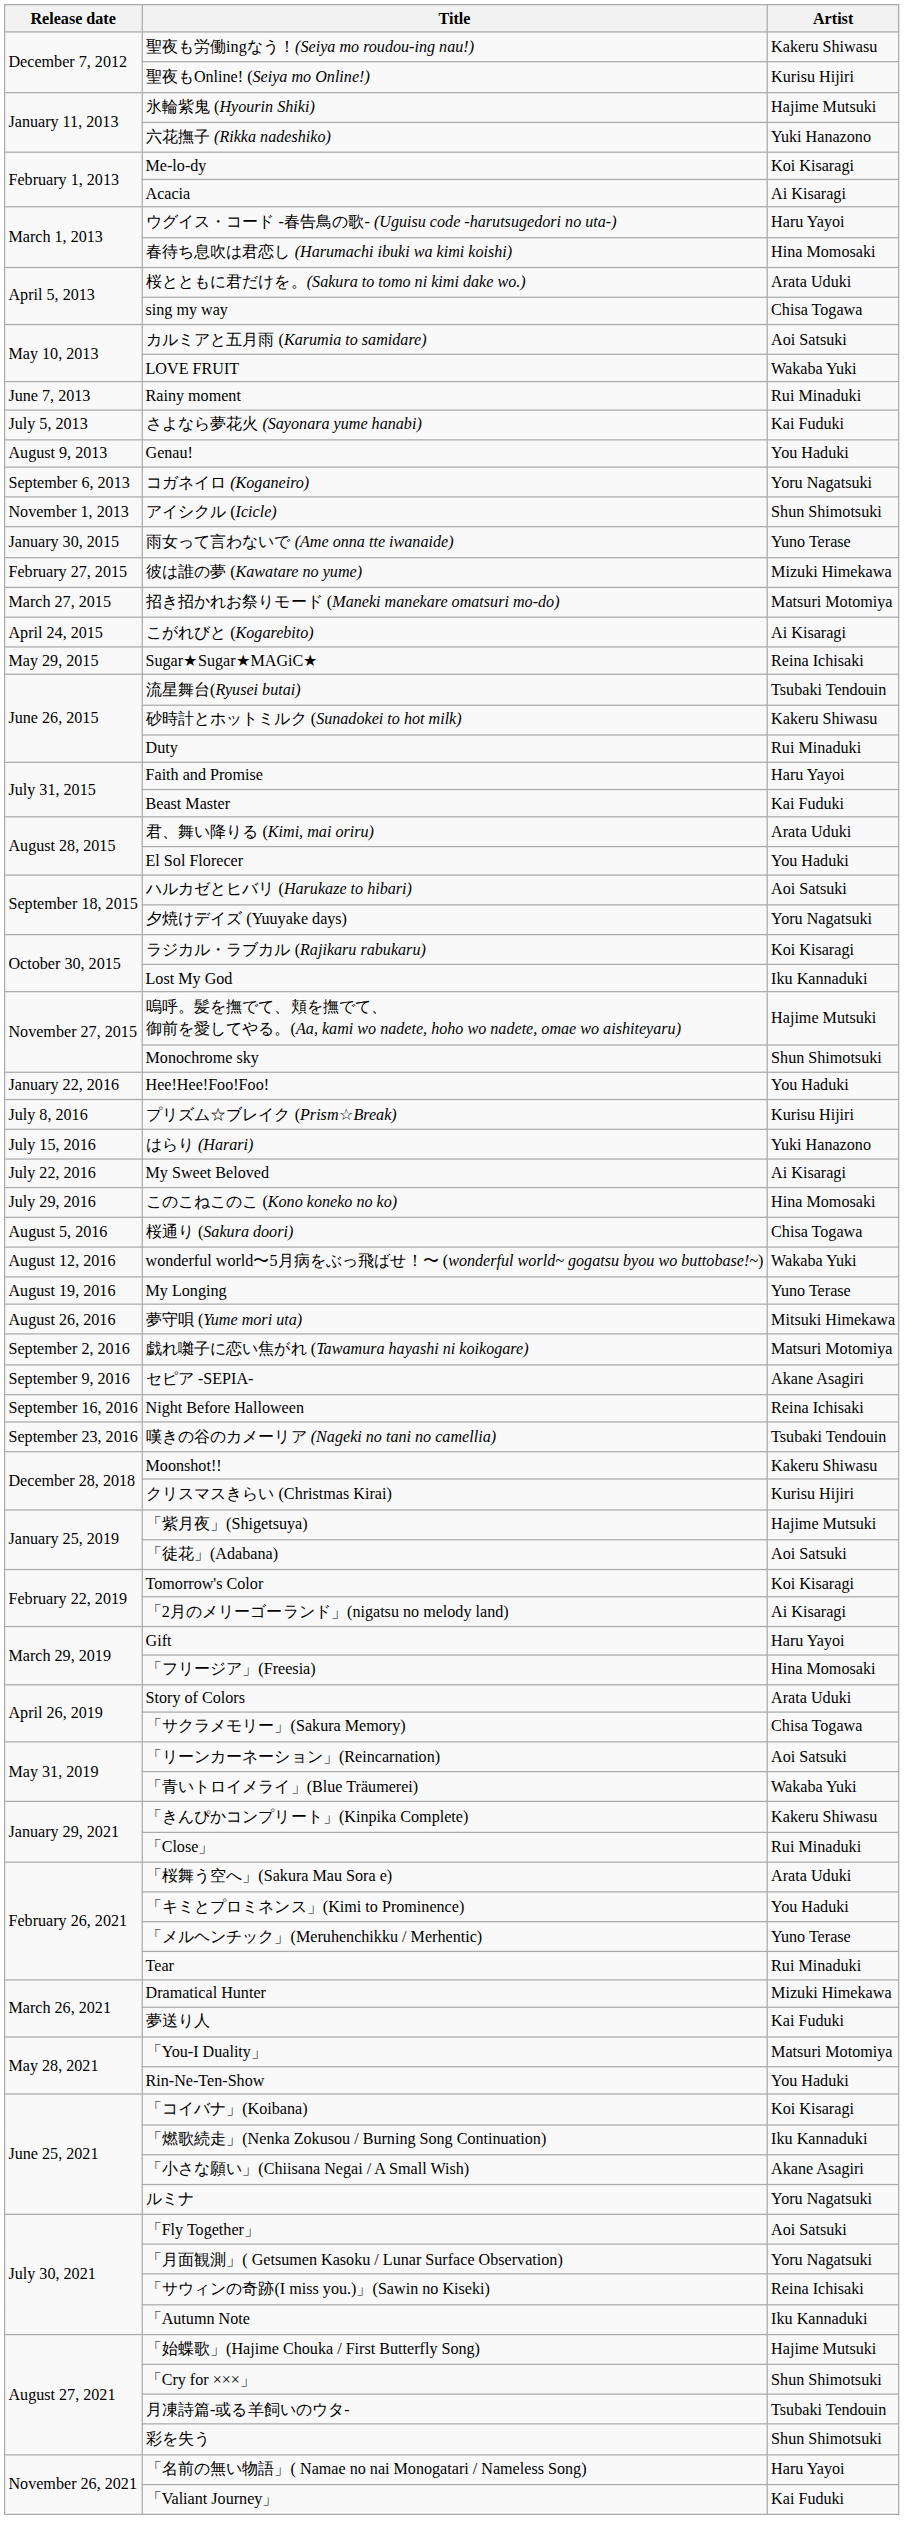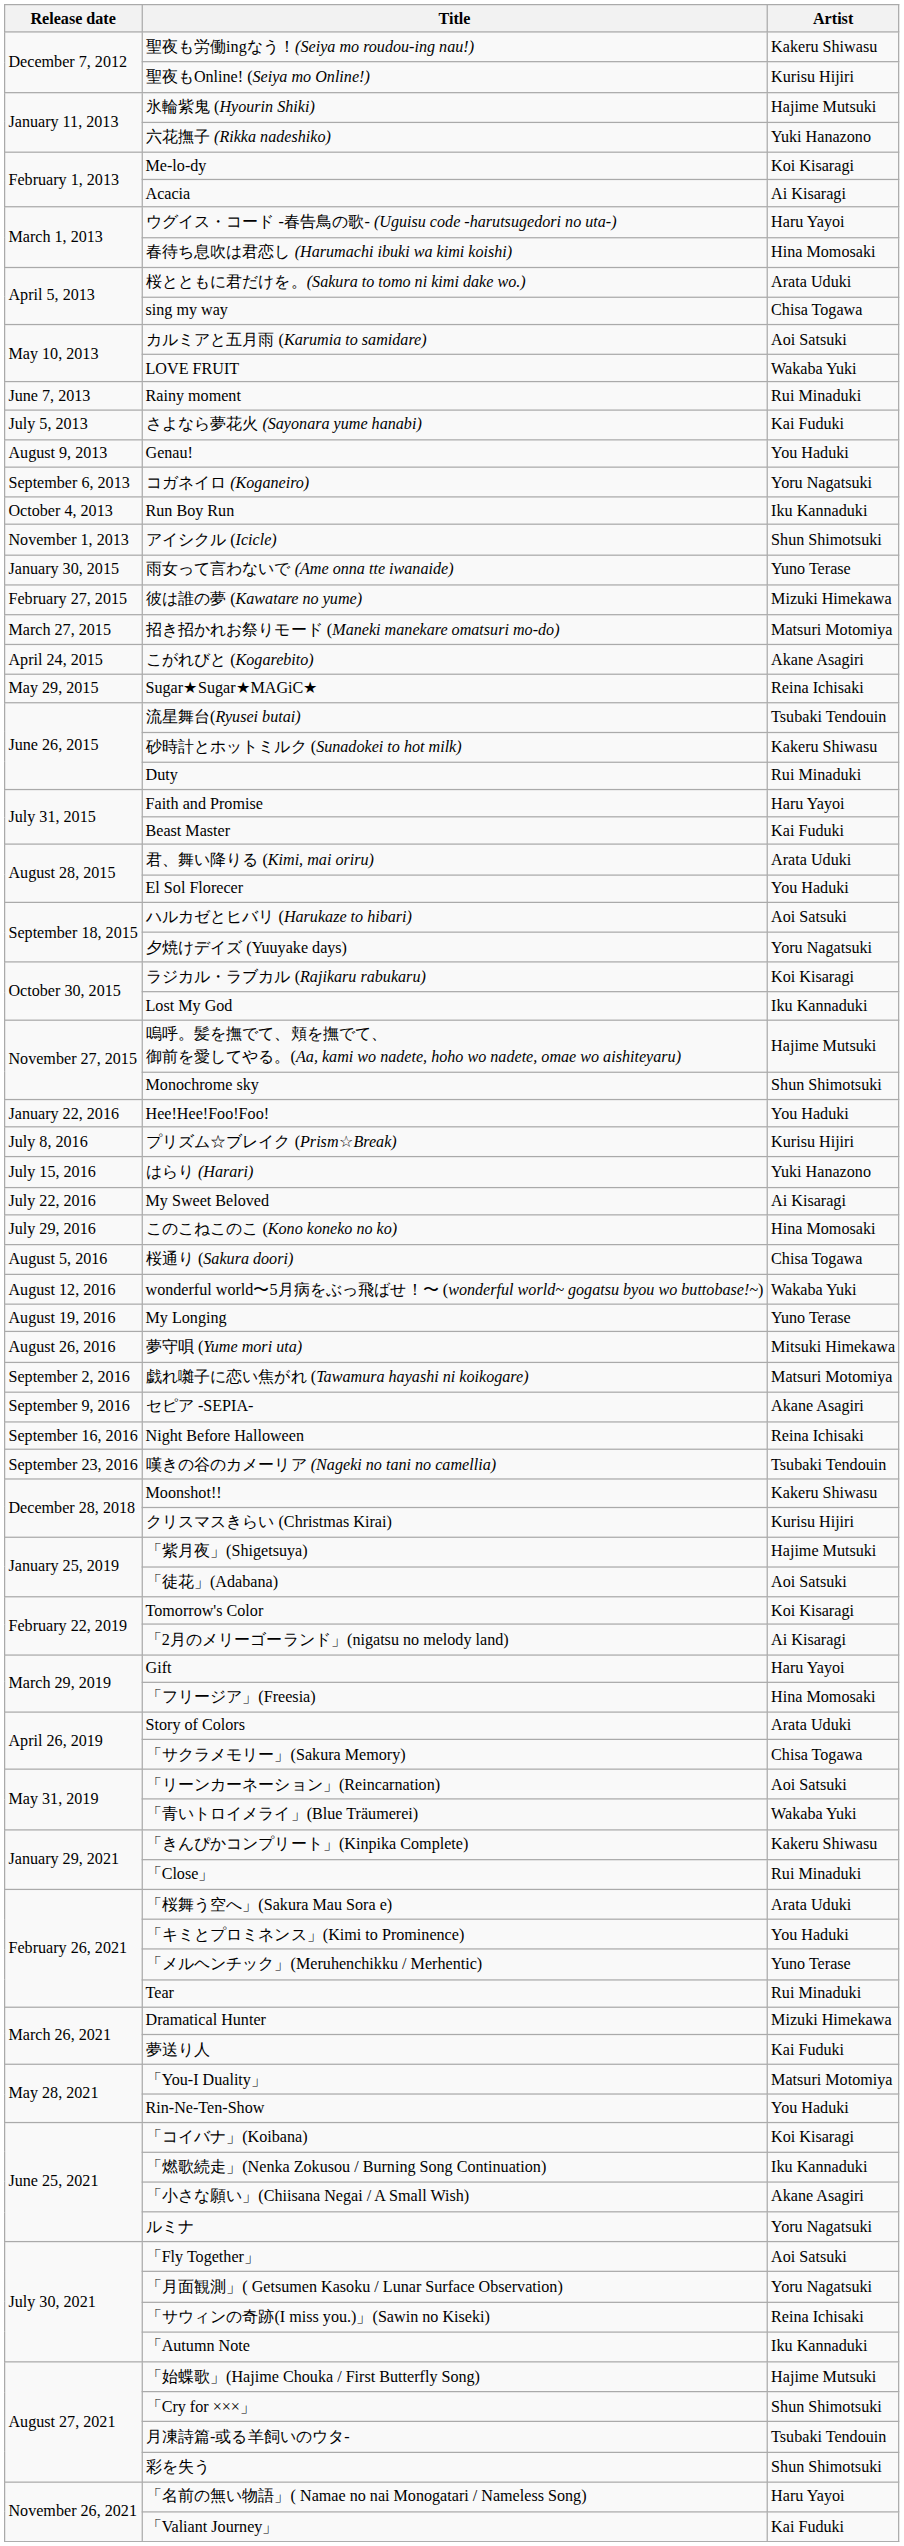+ row: (190, 510)
(808, 631) Ai Kisaragi -> (817, 659) Akane Asagiri
